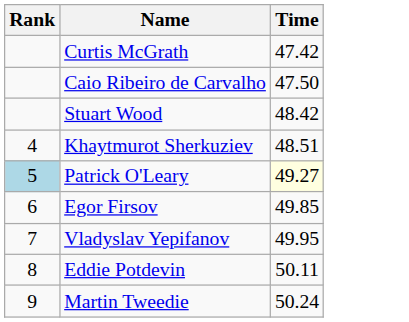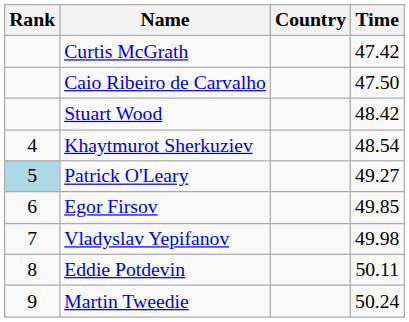+ column: (310, 20)
(297, 144) 48.51 -> (377, 144) 48.54
(297, 176) lightyellow background -> (377, 176) no background
(297, 238) 49.95 -> (377, 238) 49.98
